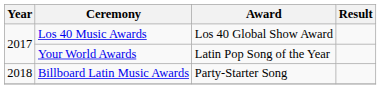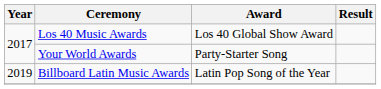(262, 53) Latin Pop Song of the Year -> (241, 53) Party-Starter Song
(20, 73) 2018 -> (20, 73) 2019
(241, 73) Party-Starter Song -> (262, 73) Latin Pop Song of the Year
